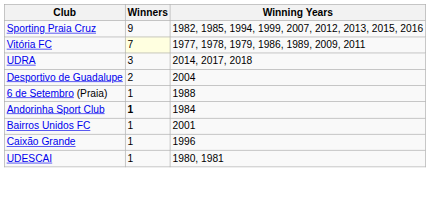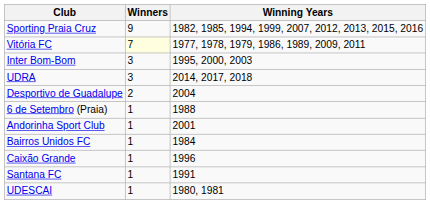+ row: (41, 61)
(130, 110) bold -> (130, 126) normal
(184, 110) 1984 -> (184, 126) 2001
(184, 126) 2001 -> (184, 142) 1984
+ row: (34, 175)
